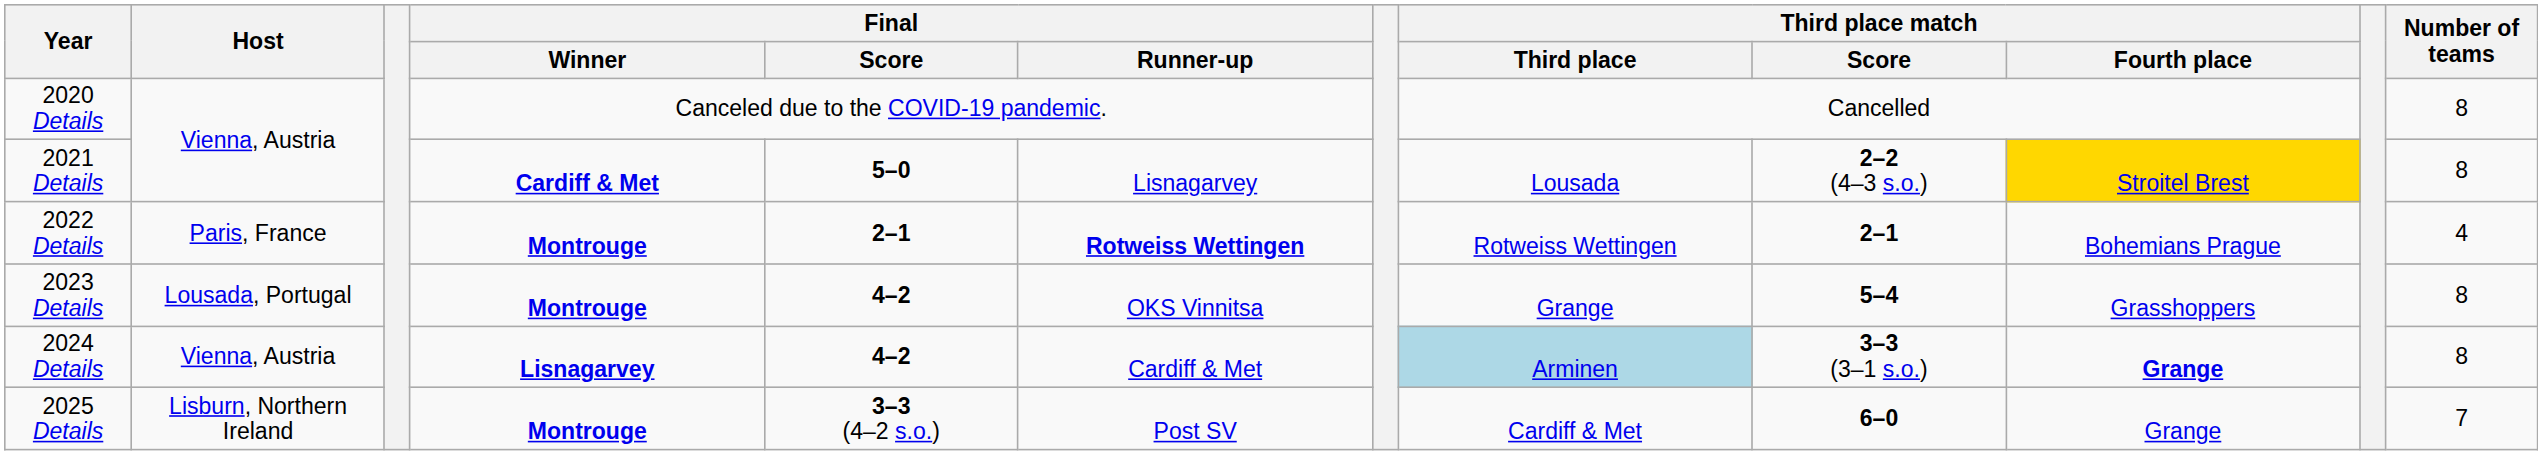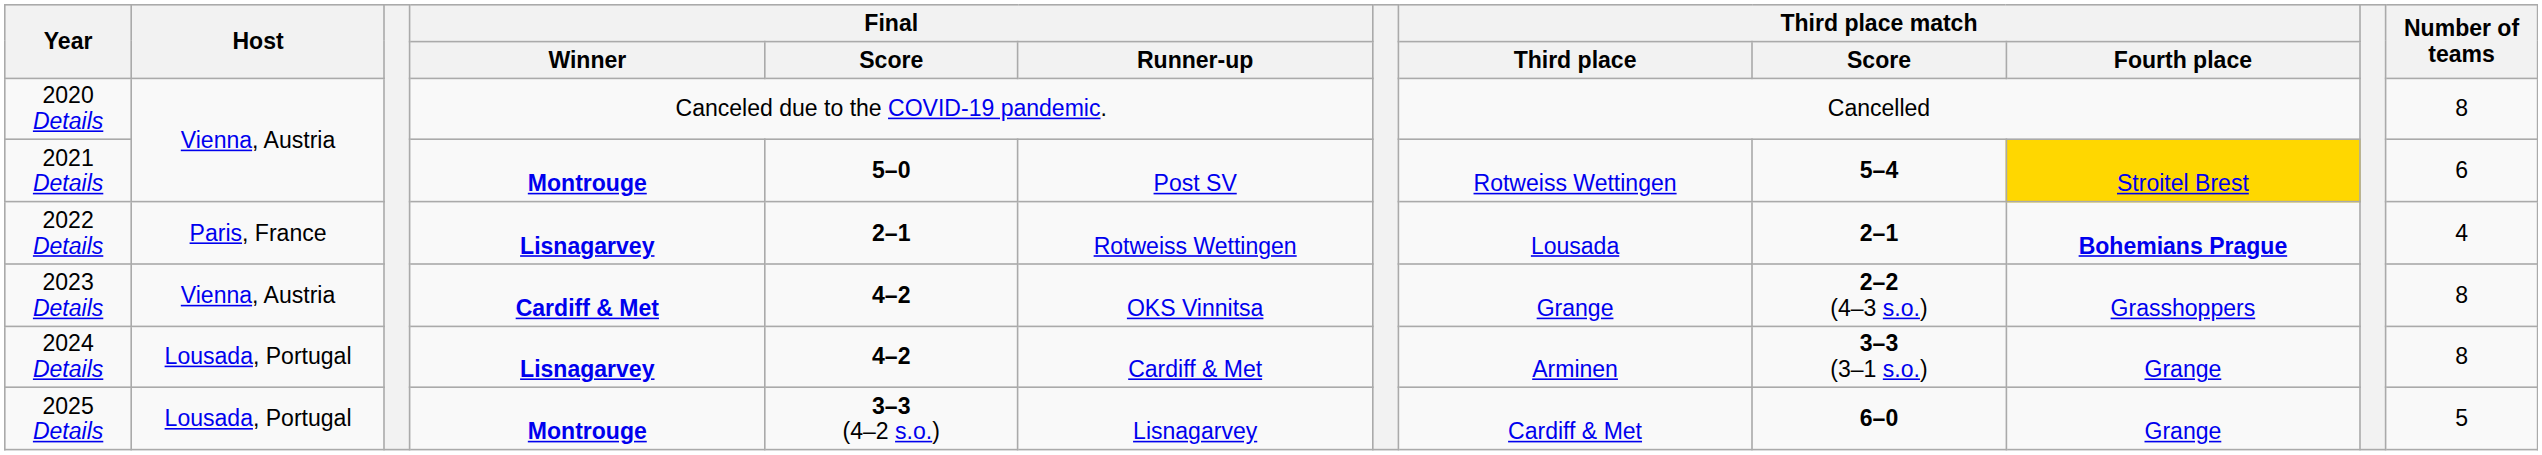(587, 184) Cardiff & Met -> (587, 184) Montrouge
(1195, 184) Lisnagarvey -> (1195, 184) Post SV
(1575, 184) Lousada -> (1575, 184) Rotweiss Wettingen
(1879, 171) 2–2 (4–3 s.o.) -> (1879, 171) 5–4
(2462, 171) 8 -> (2462, 171) 6
(587, 246) Montrouge -> (587, 246) Lisnagarvey
(1195, 246) bold -> (1195, 246) normal
(1575, 246) Rotweiss Wettingen -> (1575, 246) Lousada
(2183, 246) normal -> (2183, 246) bold
(258, 295) Lousada, Portugal -> (258, 295) Vienna, Austria
(587, 308) Montrouge -> (587, 308) Cardiff & Met
(1879, 295) 5–4 -> (1879, 295) 2–2 (4–3 s.o.)
(258, 357) Vienna, Austria -> (258, 357) Lousada, Portugal
(1575, 370) lightblue background -> (1575, 370) no background
(2183, 370) bold -> (2183, 370) normal
(258, 419) Lisburn, Northern Ireland -> (258, 419) Lousada, Portugal
(1195, 432) Post SV -> (1195, 432) Lisnagarvey
(2462, 419) 7 -> (2462, 419) 5
